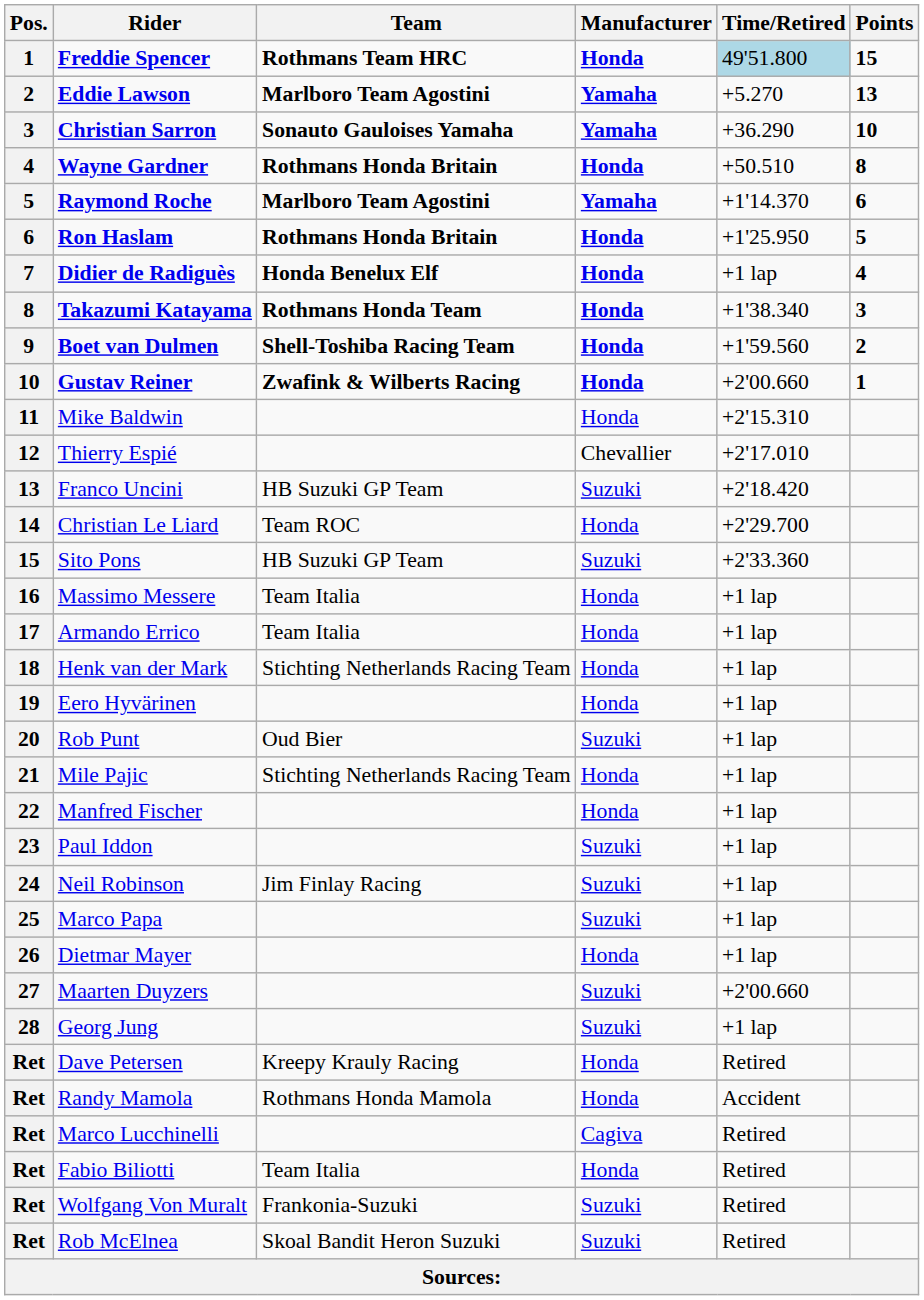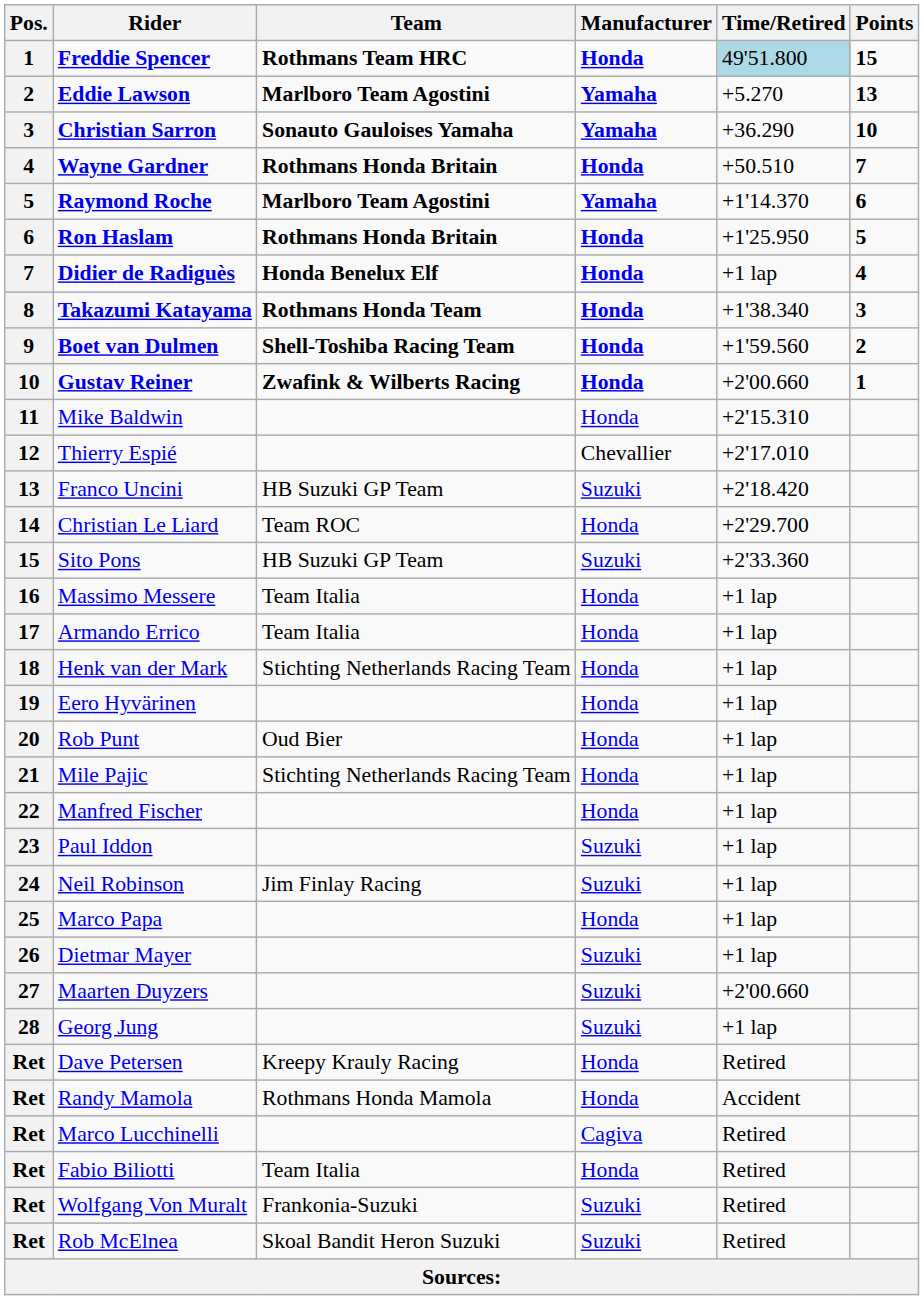(861, 165) 8 -> (861, 165) 7
(611, 739) Suzuki -> (610, 739) Honda
(611, 918) Suzuki -> (610, 918) Honda
(610, 954) Honda -> (611, 954) Suzuki
